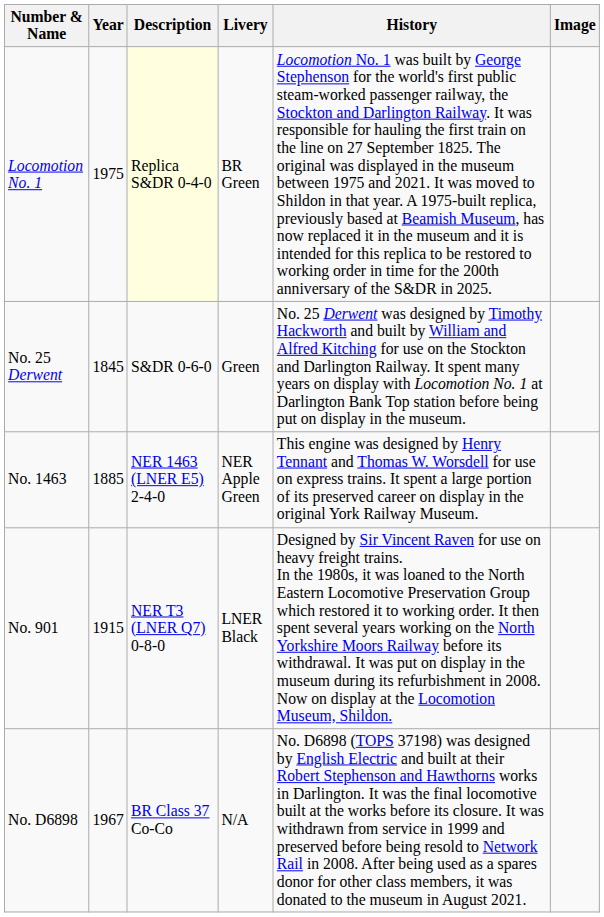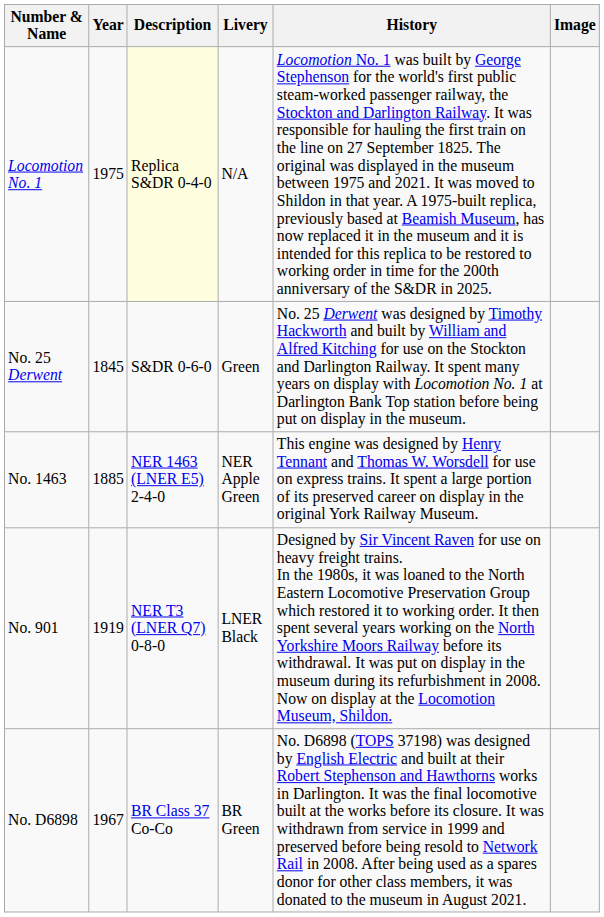(241, 174) BR Green -> (235, 174) N/A
(108, 627) 1915 -> (108, 627) 1919
(235, 820) N/A -> (241, 820) BR Green
